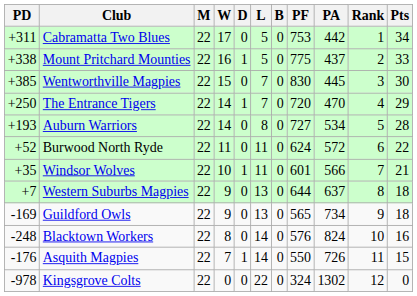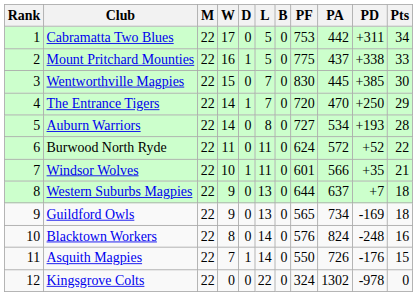columns swapped: (368, 15) <-> (22, 15)
